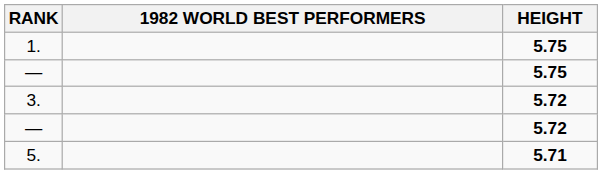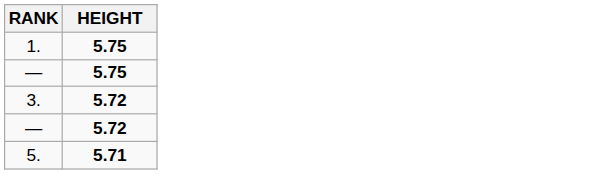- column: (283, 19)
